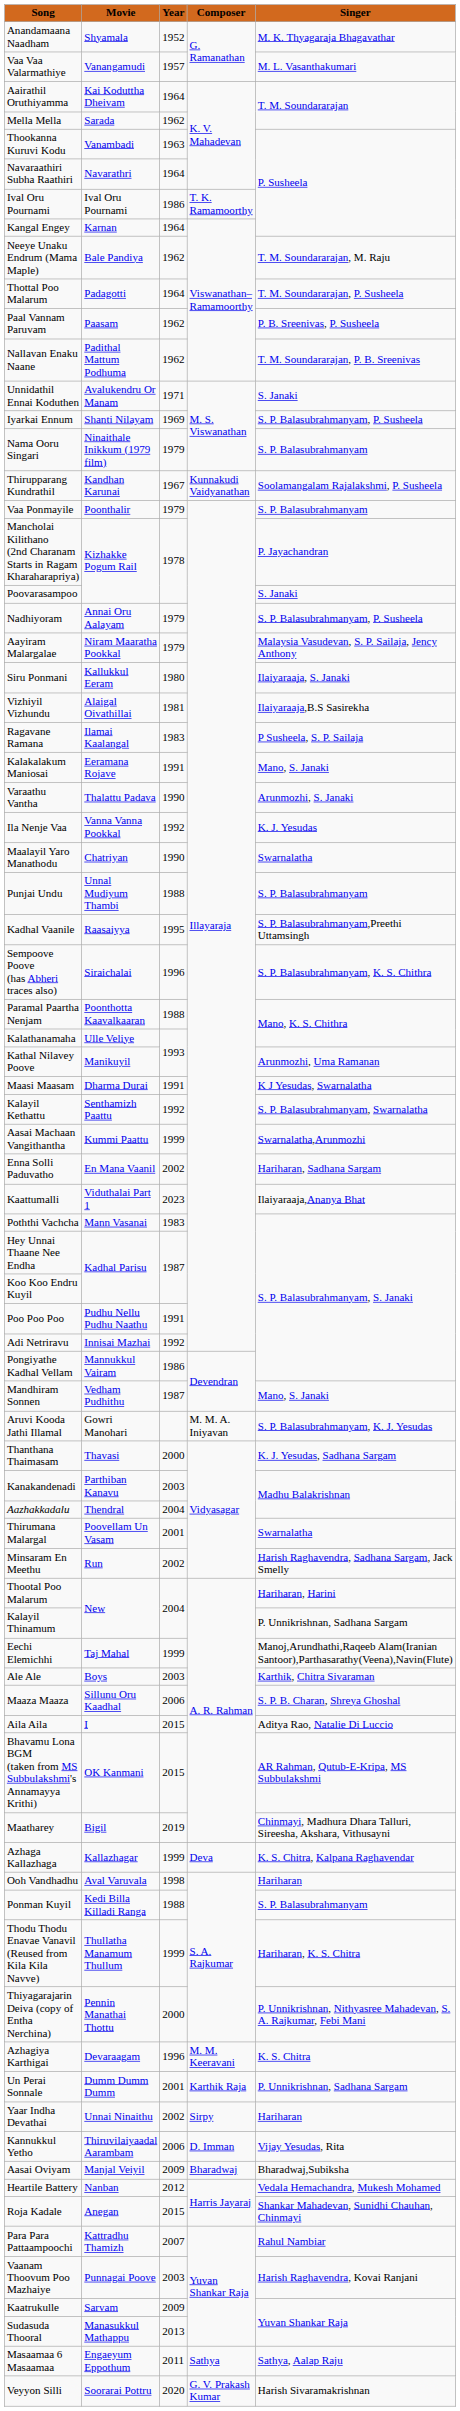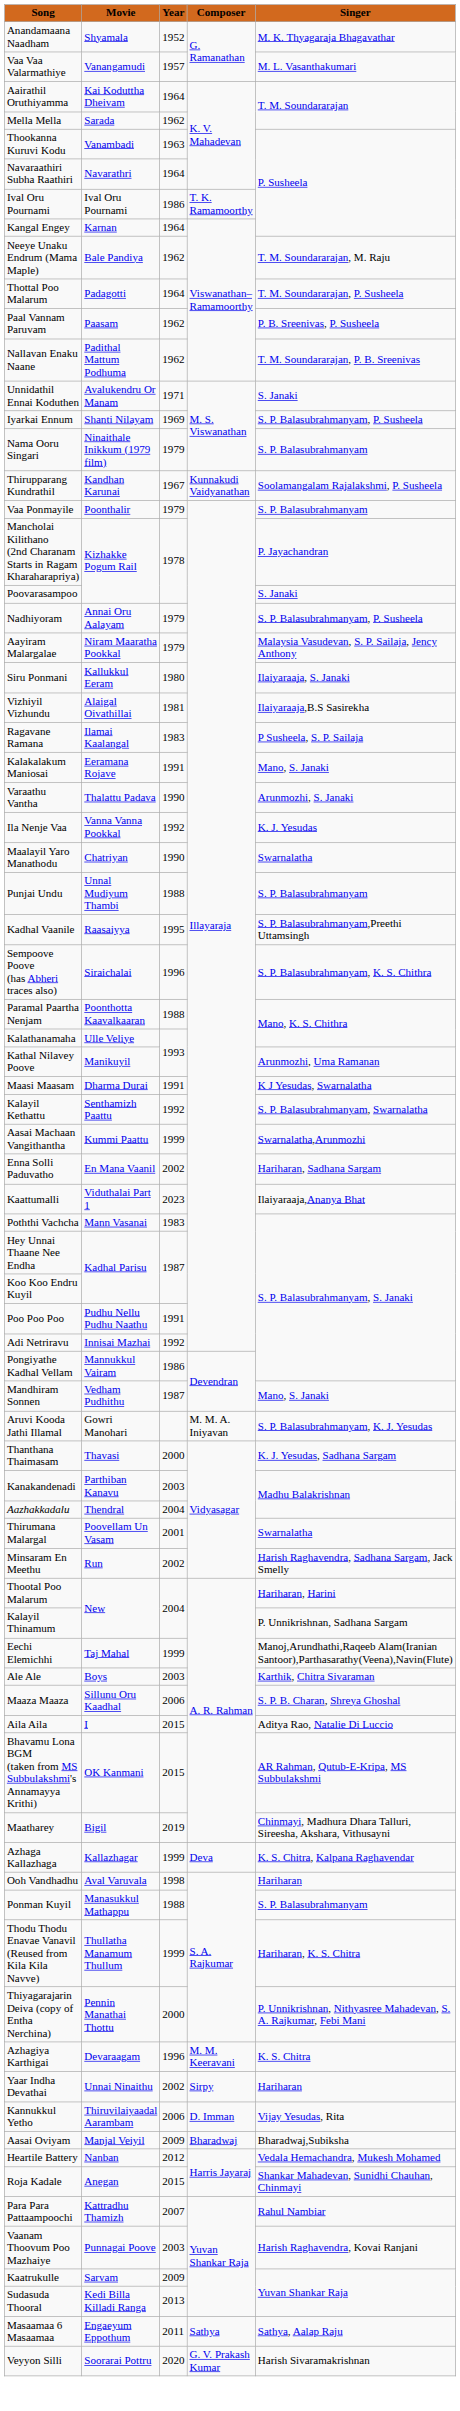(115, 1904) Kedi Billa Killadi Ranga -> (112, 1904) Manasukkul Mathappu
- row: (26, 2086)
(112, 2331) Manasukkul Mathappu -> (115, 2301) Kedi Billa Killadi Ranga
